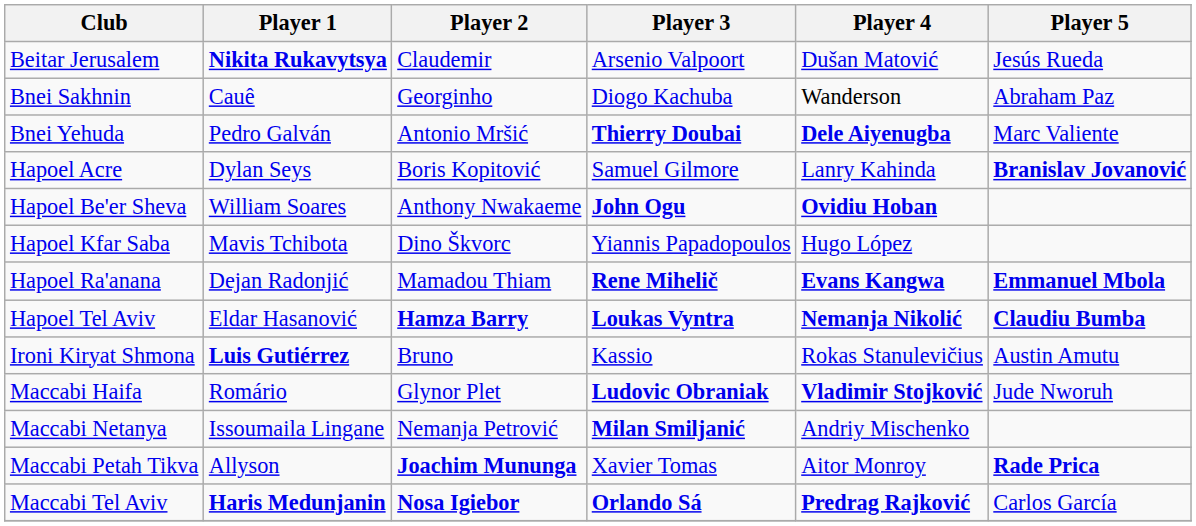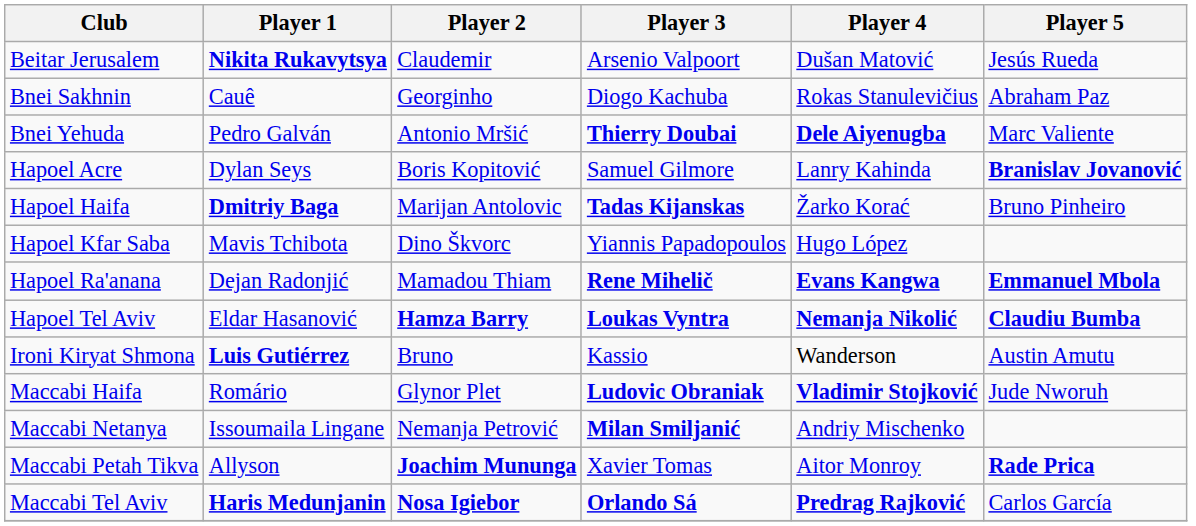(851, 96) Wanderson -> (887, 96) Rokas Stanulevičius
- row: (98, 207)
+ row: (70, 207)
(892, 354) Rokas Stanulevičius -> (846, 354) Wanderson
